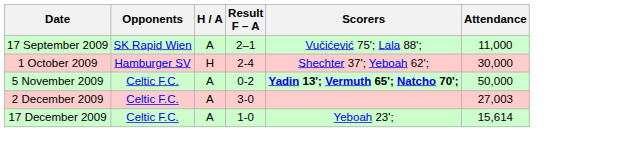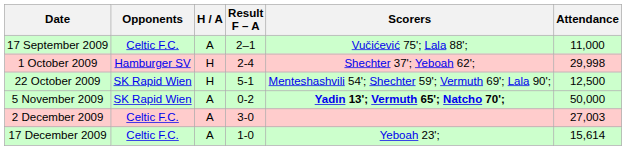(153, 44) SK Rapid Wien -> (153, 44) Celtic F.C.
(495, 63) 30,000 -> (588, 63) 29,998
+ row: (58, 81)
(153, 81) Celtic F.C. -> (153, 99) SK Rapid Wien
